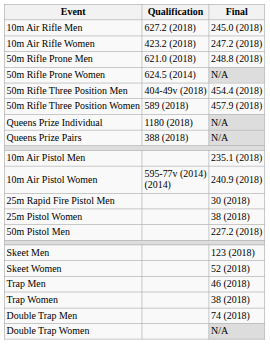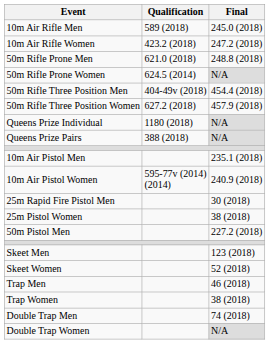(170, 28) 627.2 (2018) -> (166, 28) 589 (2018)
(166, 106) 589 (2018) -> (170, 106) 627.2 (2018)
